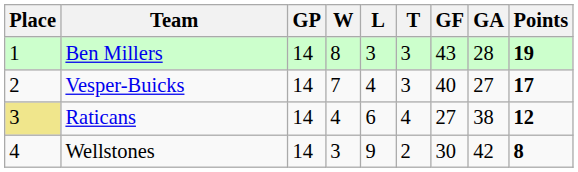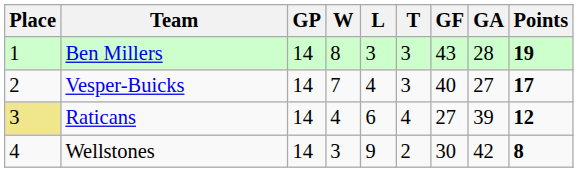(484, 118) 38 -> (484, 118) 39
